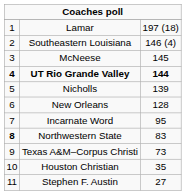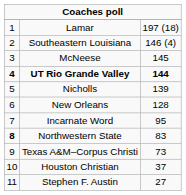(161, 167) 35 -> (161, 167) 37
